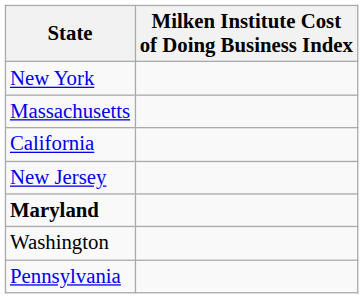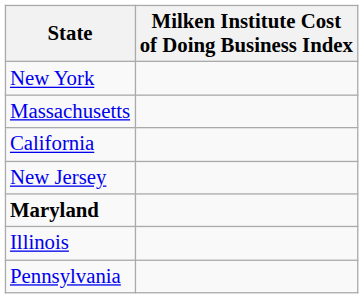- row: (59, 243)
+ row: (39, 243)
